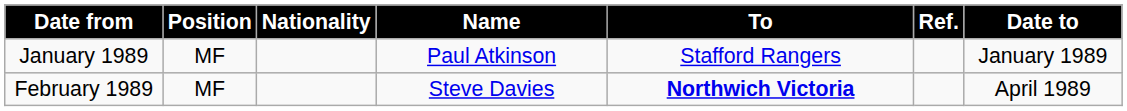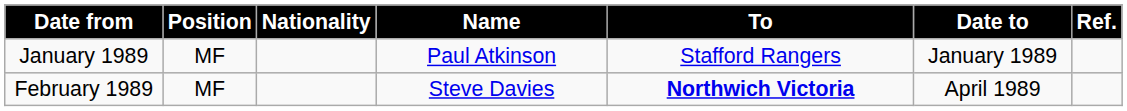columns swapped: (1043, 22) <-> (939, 22)
